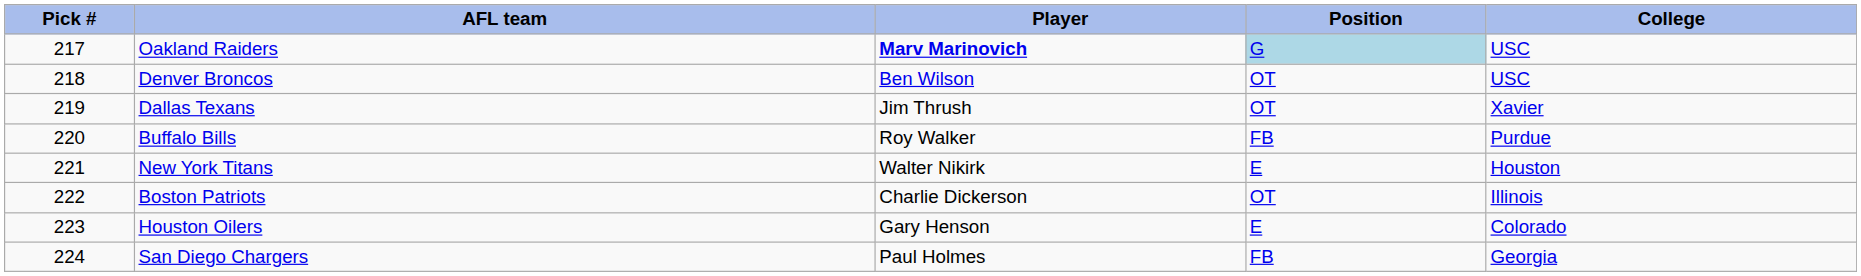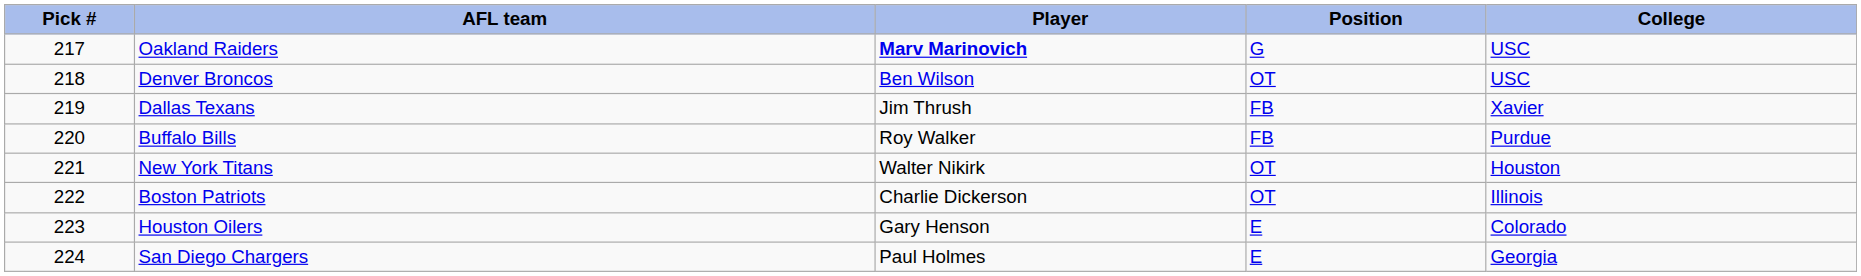(1257, 49) lightblue background -> (1257, 49) no background
(1263, 108) OT -> (1262, 108) FB
(1256, 167) E -> (1263, 167) OT
(1262, 256) FB -> (1256, 256) E
